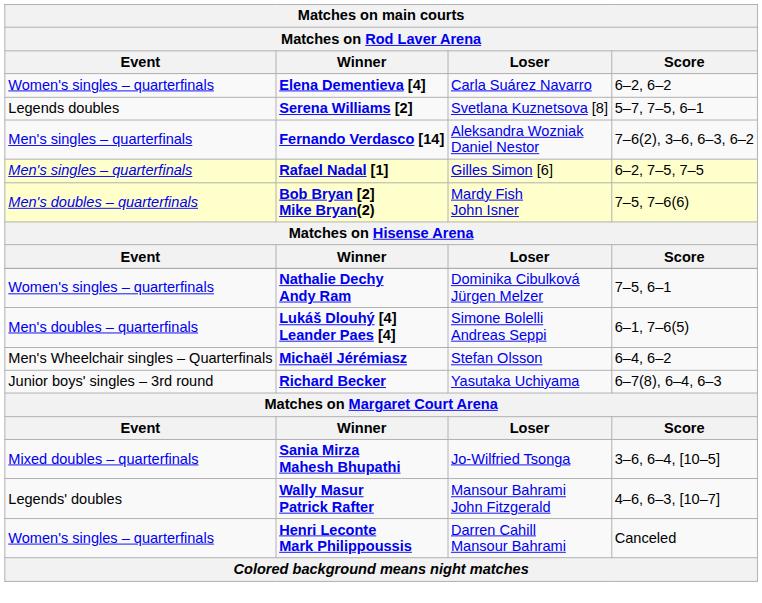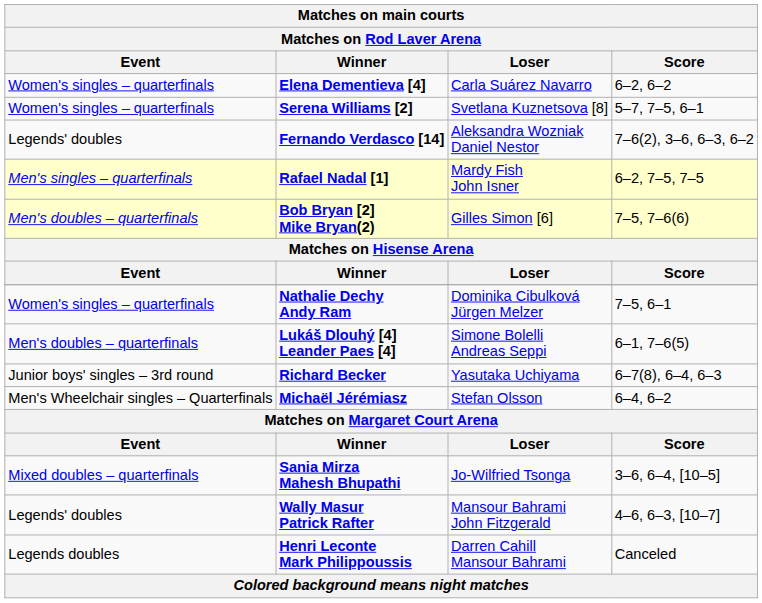(64, 108) Legends doubles -> (111, 108) Women's singles – quarterfinals
(100, 139) Men's singles – quarterfinals -> (65, 139) Legends' doubles
(502, 170) Gilles Simon [6] -> (487, 179) Mardy Fish John Isner
(487, 202) Mardy Fish John Isner -> (502, 218) Gilles Simon [6]
rows swapped: (333, 381) <-> (343, 358)
(111, 538) Women's singles – quarterfinals -> (64, 554) Legends doubles
